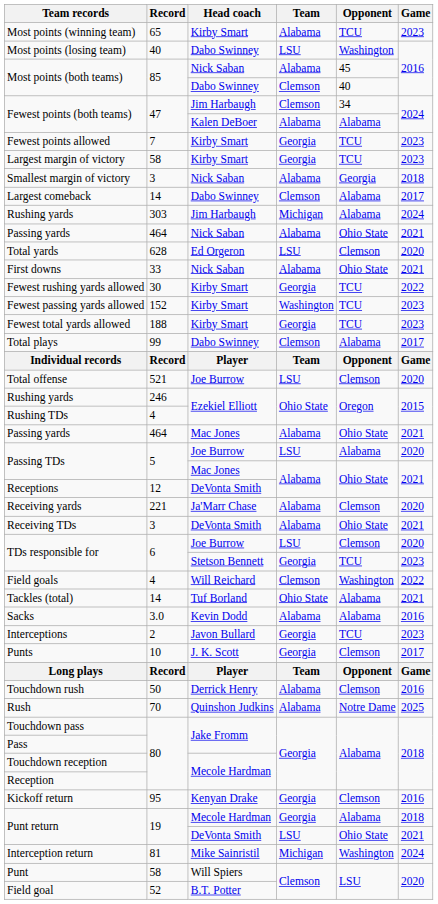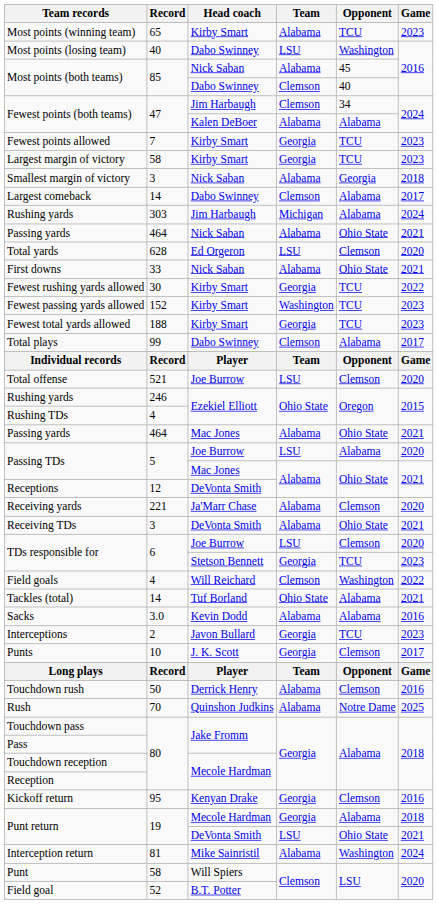(301, 854) Michigan -> (300, 854) Alabama
